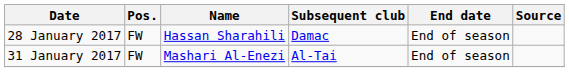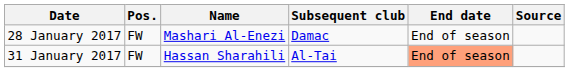(224, 35) Hassan Sharahili -> (224, 35) Mashari Al-Enezi
(224, 56) Mashari Al-Enezi -> (224, 56) Hassan Sharahili
(460, 56) no background -> (460, 56) lightsalmon background
